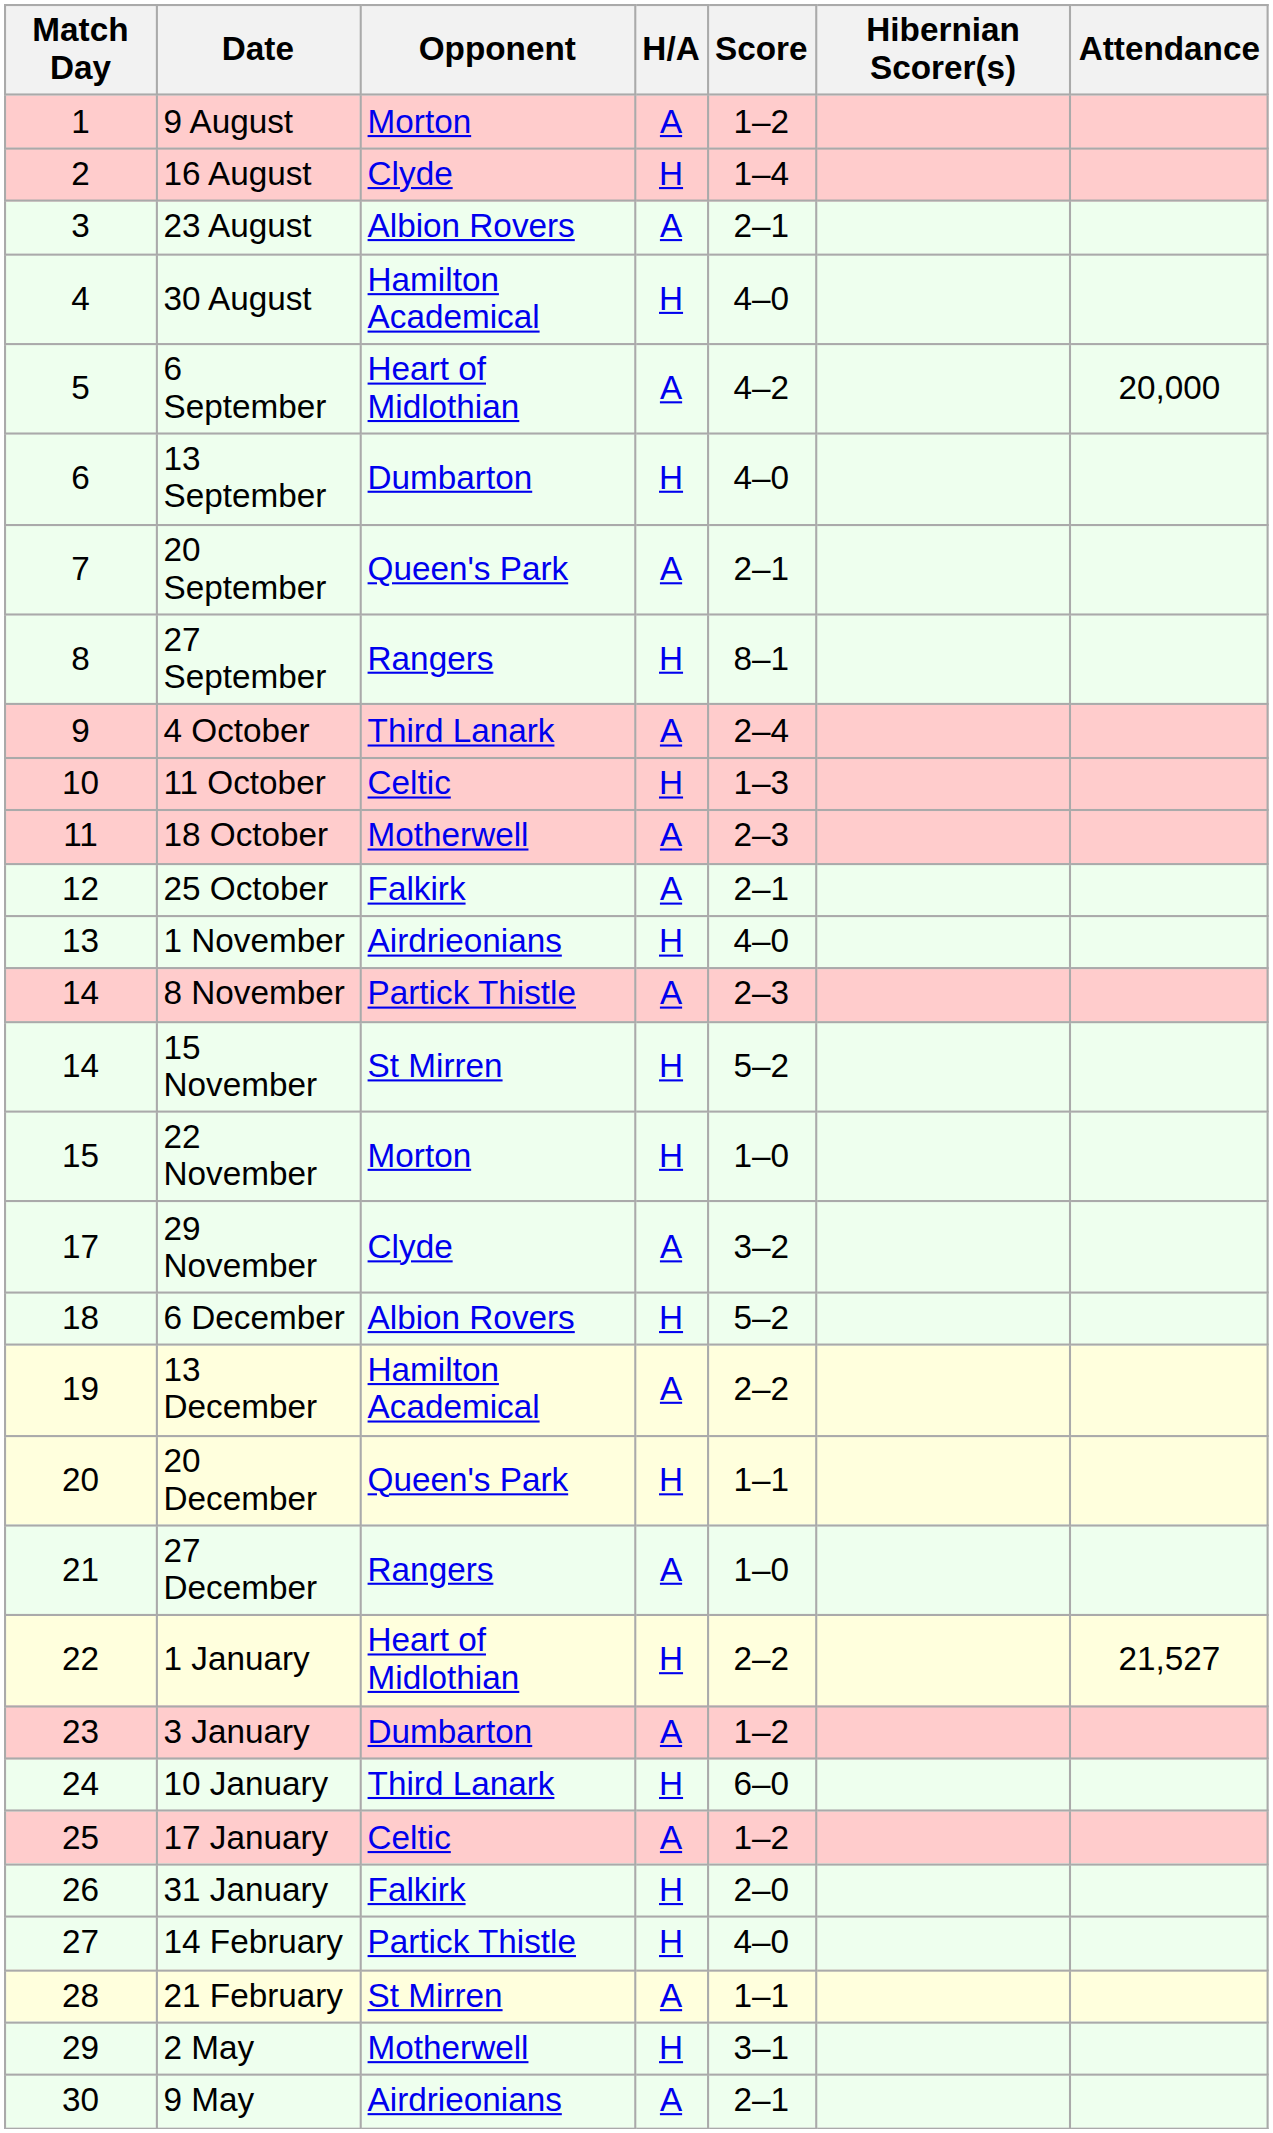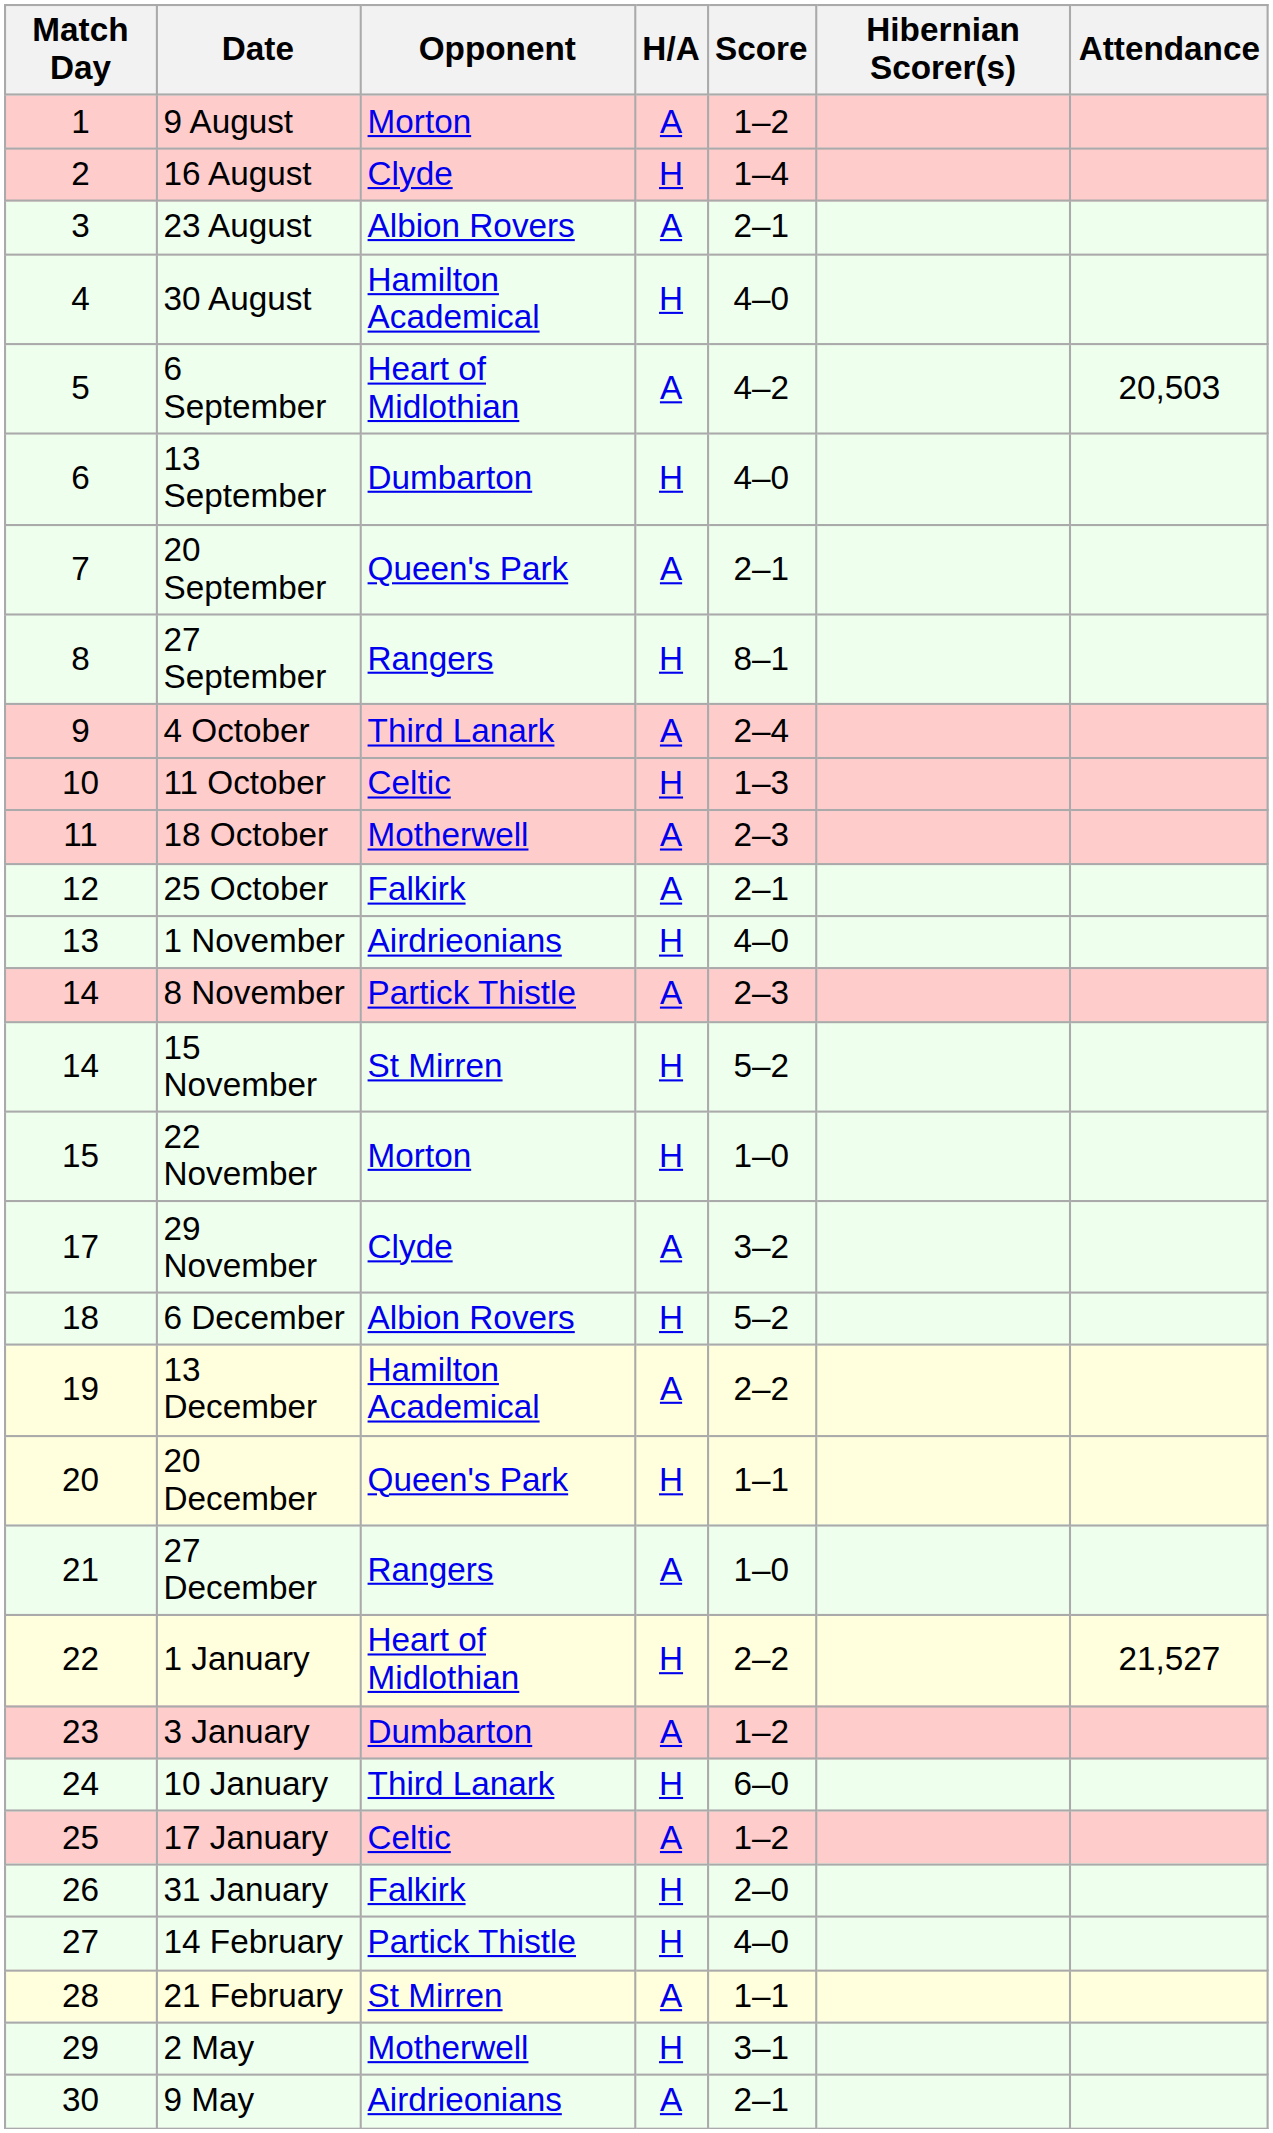(1169, 388) 20,000 -> (1169, 388) 20,503
